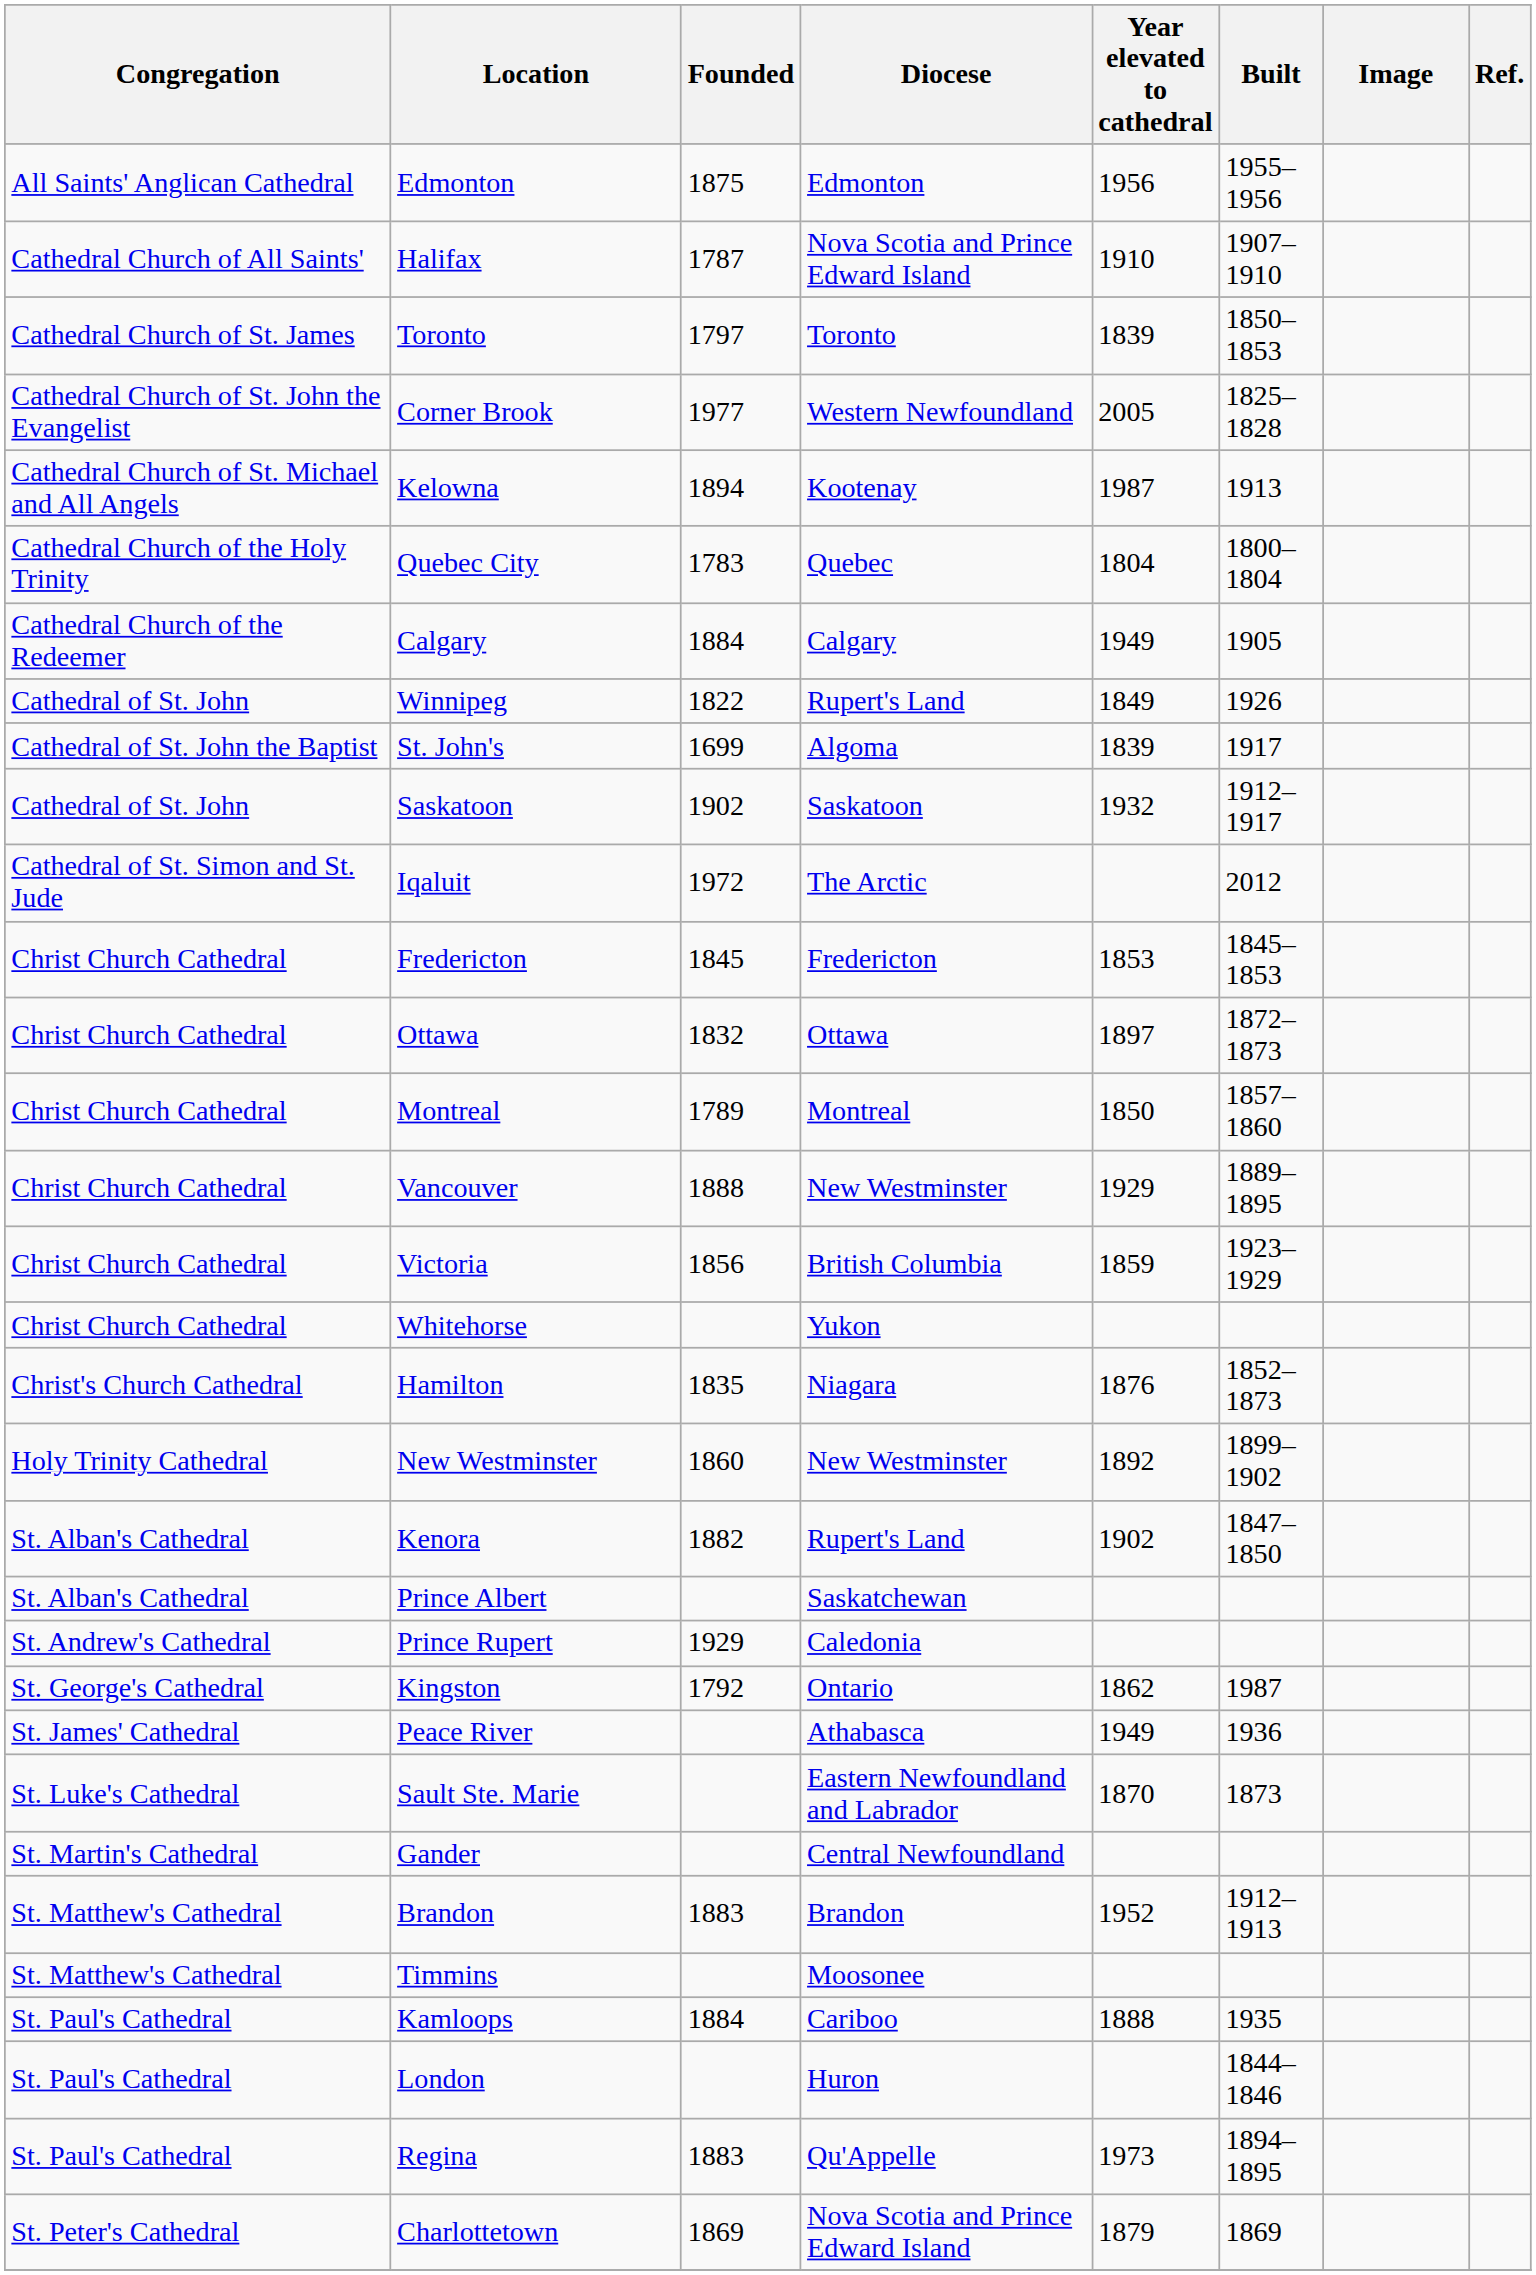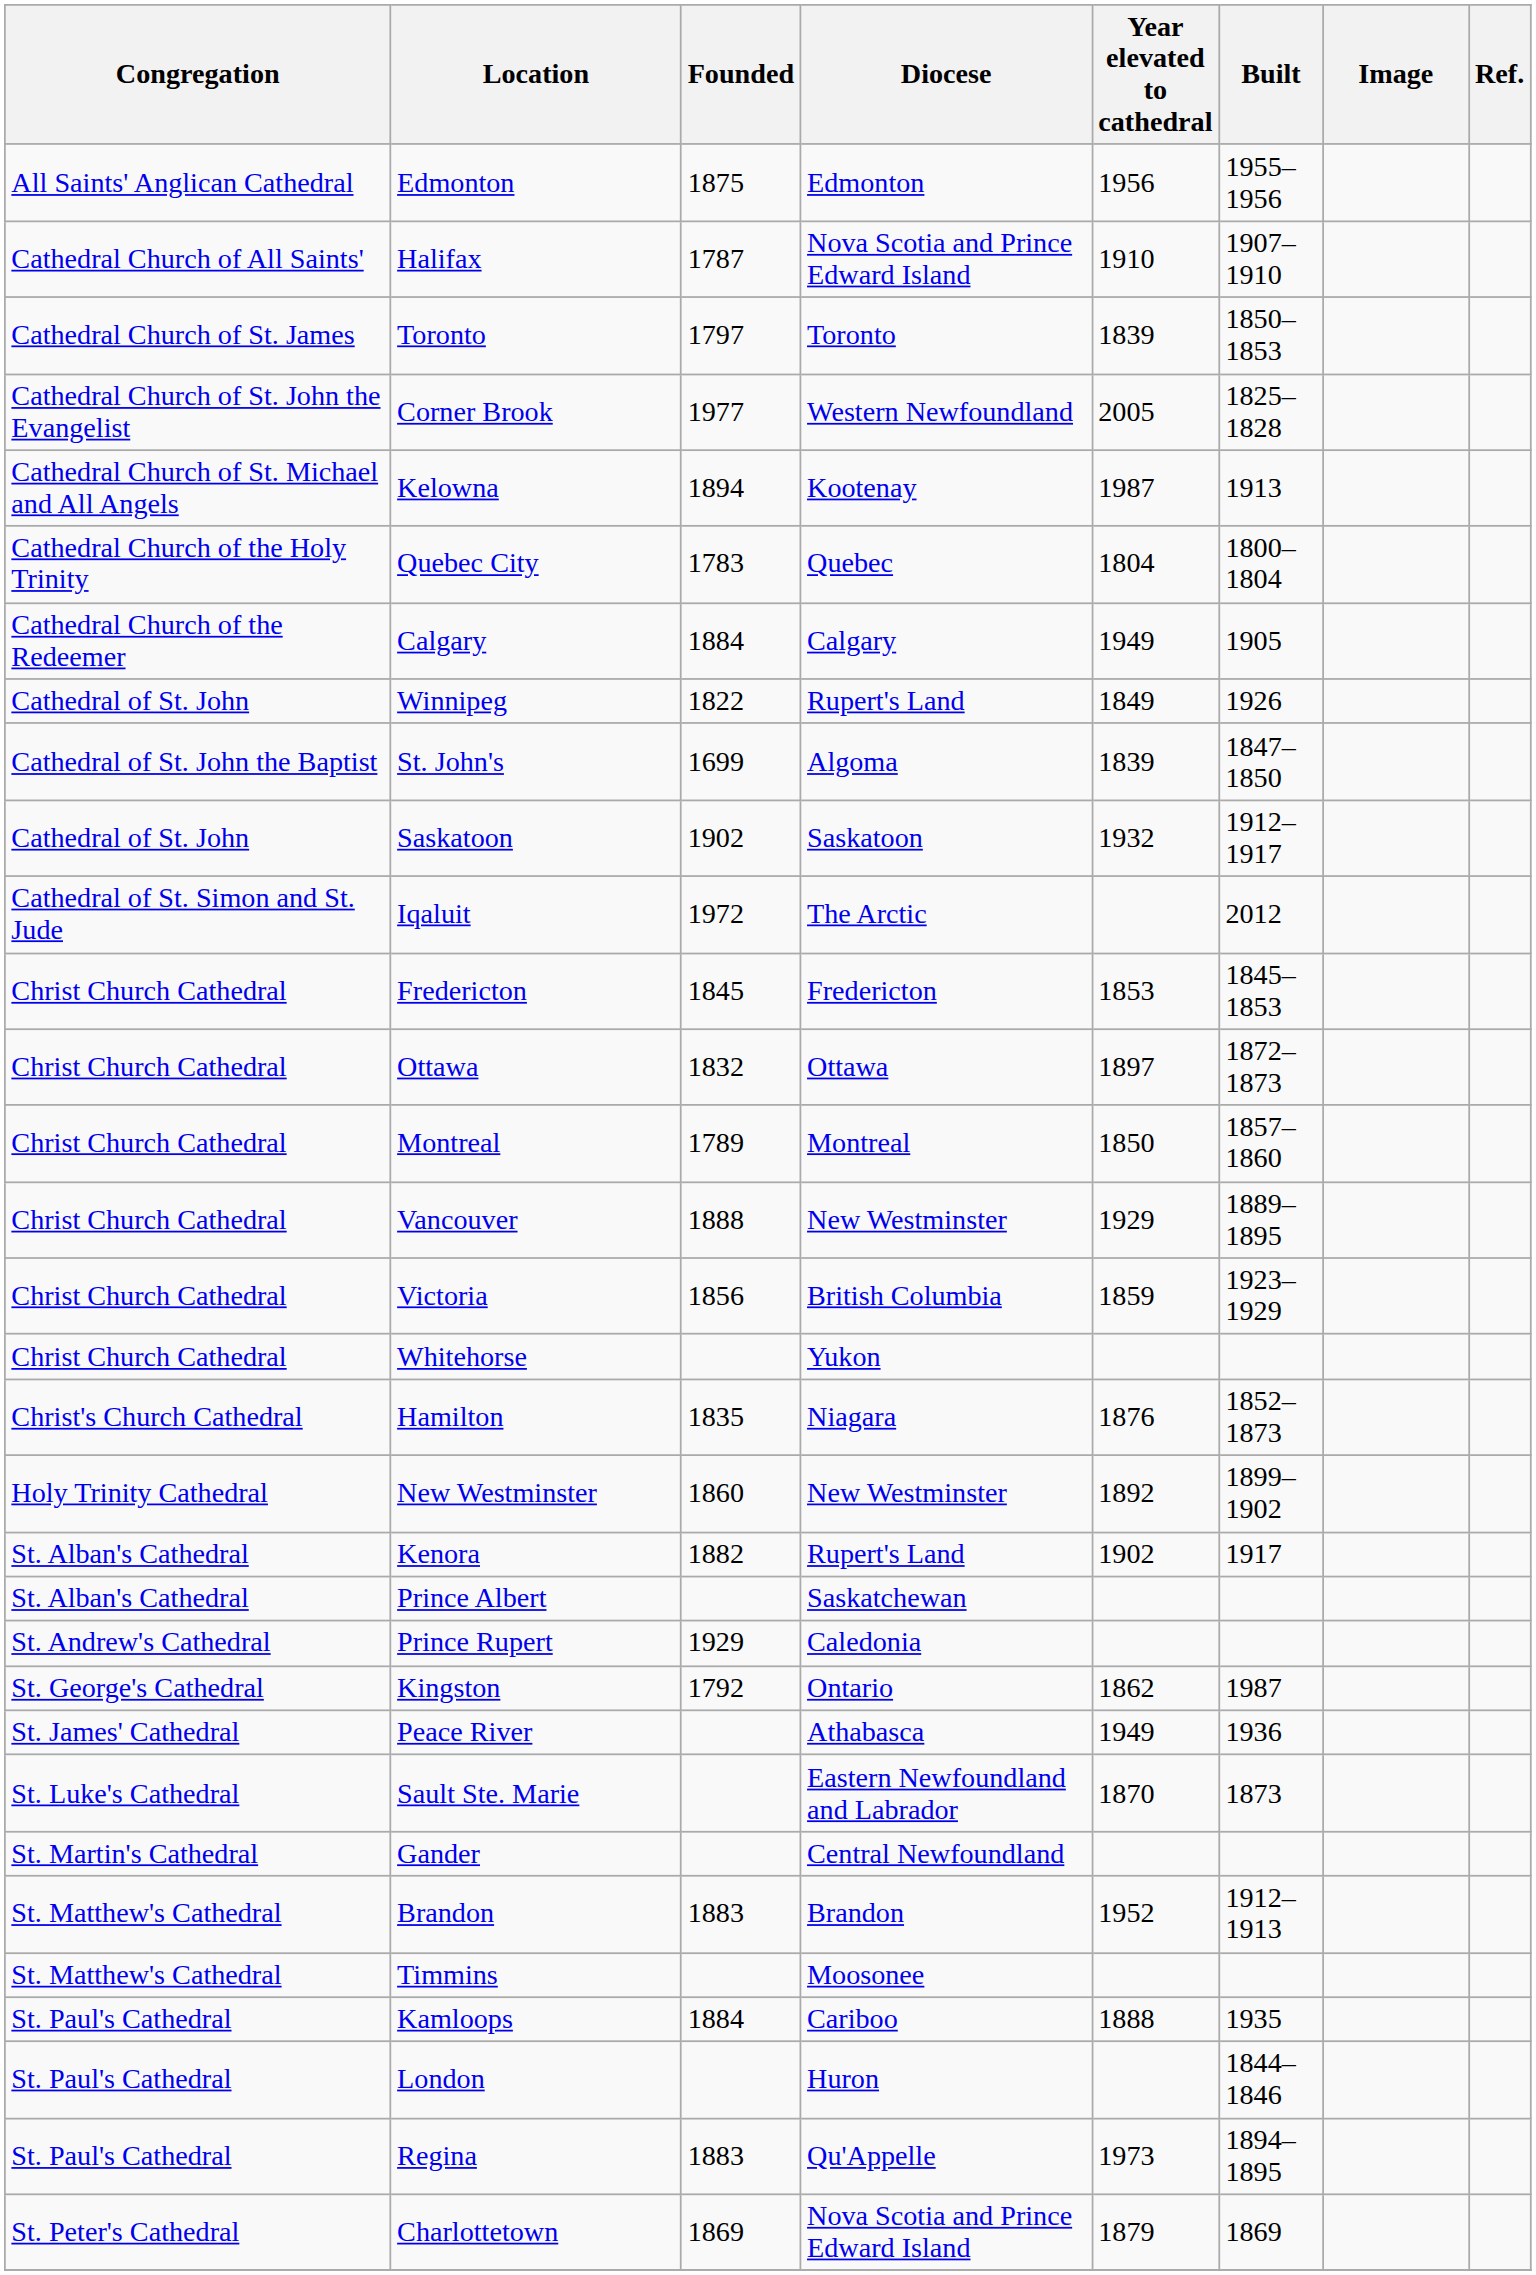(1254, 745) 1917 -> (1261, 761) 1847–1850
(1261, 1537) 1847–1850 -> (1254, 1553) 1917
